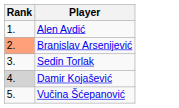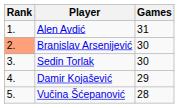+ column: (154, 12)
(11, 78) lightgrey background -> (11, 78) no background
